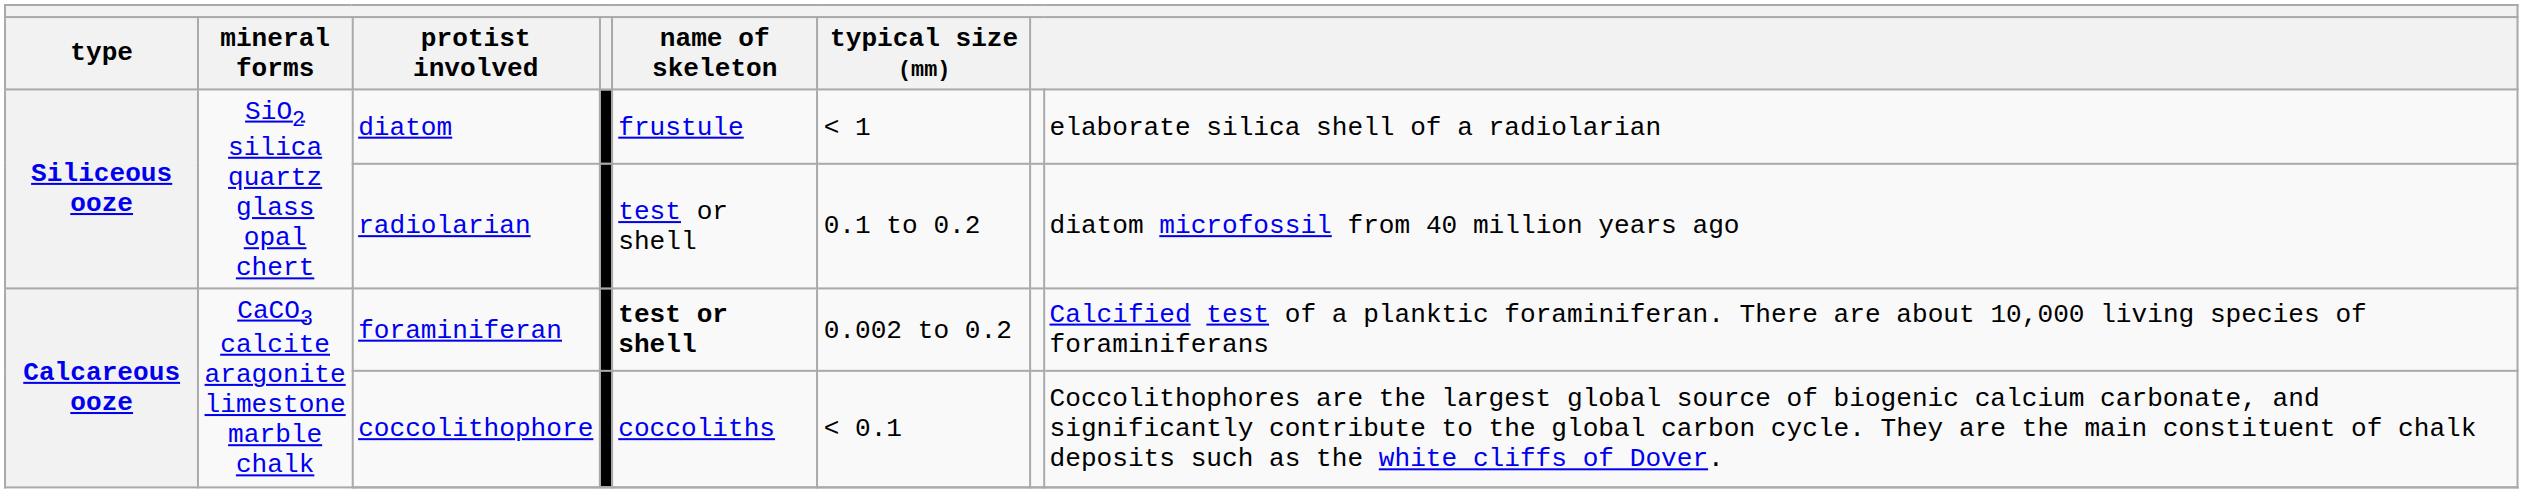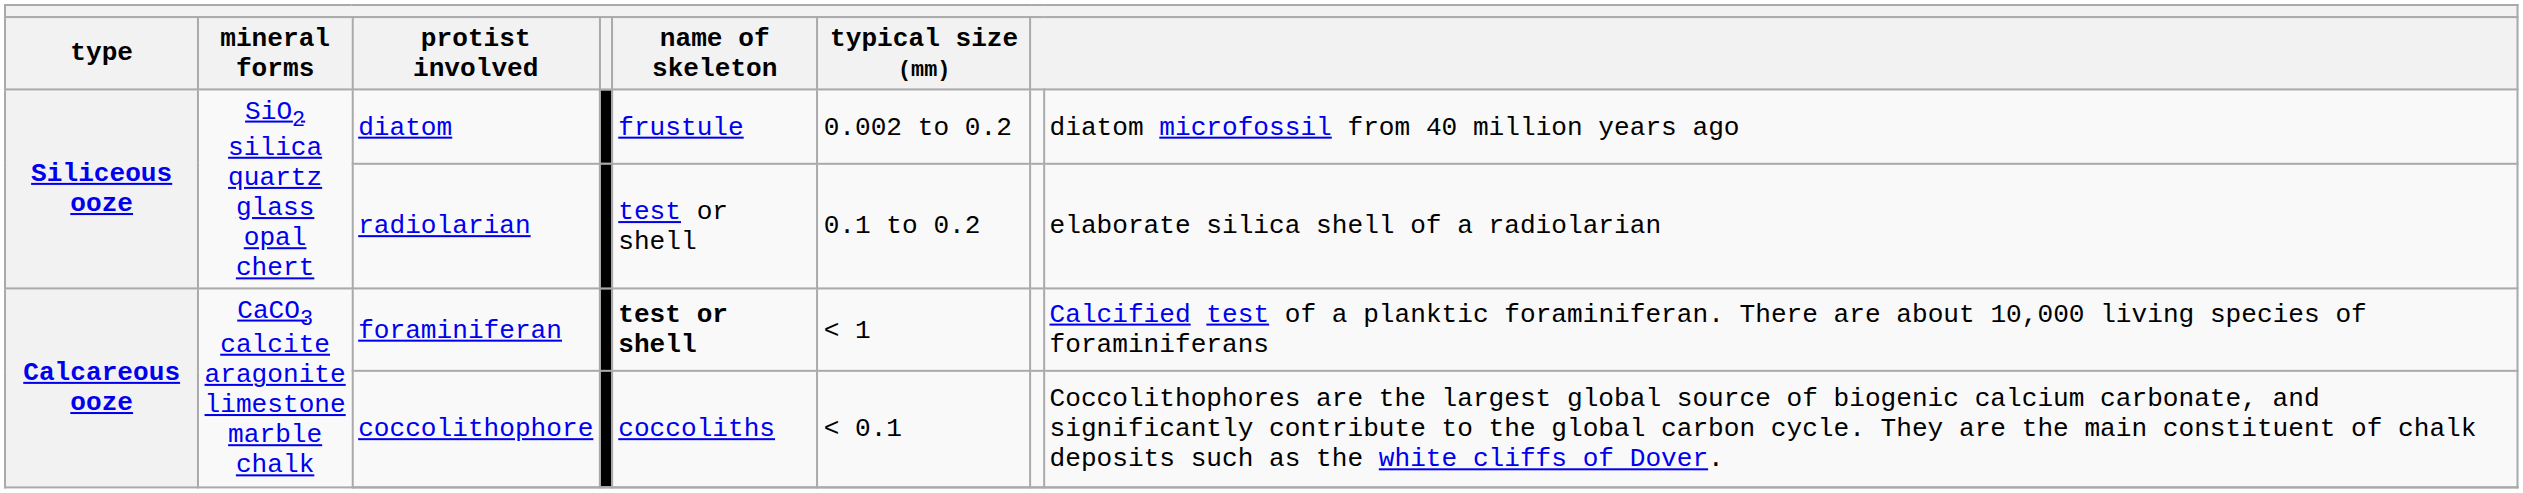(847, 127) < 1 -> (918, 127) 0.002 to 0.2
(1355, 127) elaborate silica shell of a radiolarian -> (1395, 127) diatom microfossil from 40 million years ago
(1395, 226) diatom microfossil from 40 million years ago -> (1355, 226) elaborate silica shell of a radiolarian
(918, 330) 0.002 to 0.2 -> (847, 330) < 1
